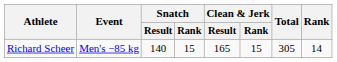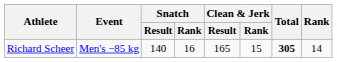(189, 49) 15 -> (189, 49) 16
(287, 49) normal -> (287, 49) bold
